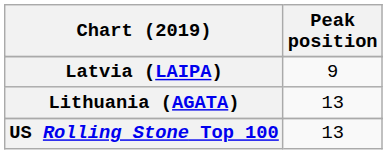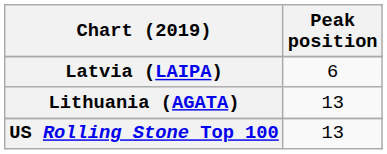(333, 72) 9 -> (333, 72) 6
